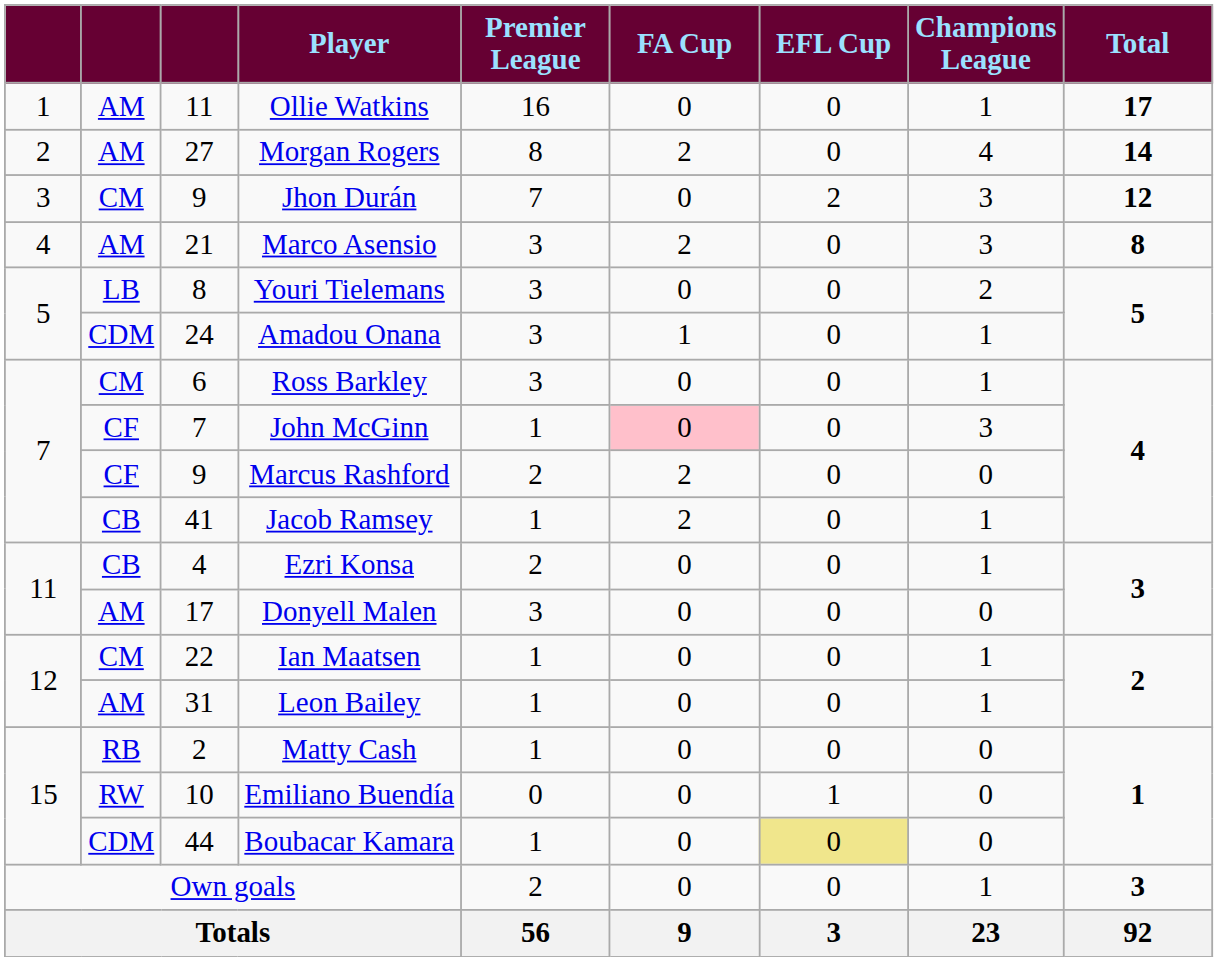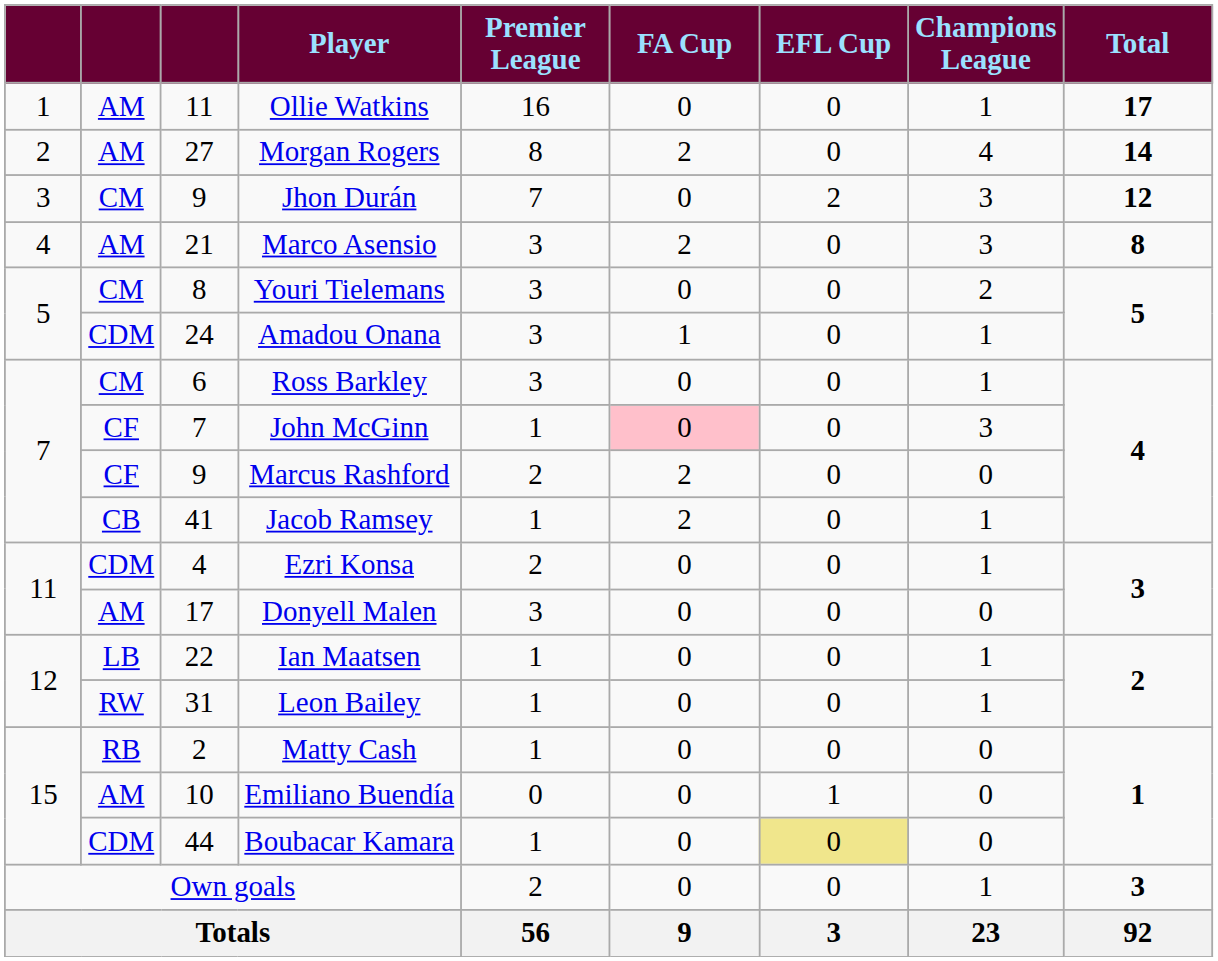(121, 289) LB -> (121, 289) CM
(121, 565) CB -> (121, 565) CDM
(121, 657) CM -> (121, 657) LB
(121, 703) AM -> (121, 703) RW
(121, 794) RW -> (121, 794) AM
